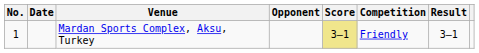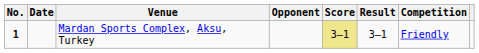columns swapped: (449, 13) <-> (393, 13)
(16, 35) normal -> (16, 35) bold
